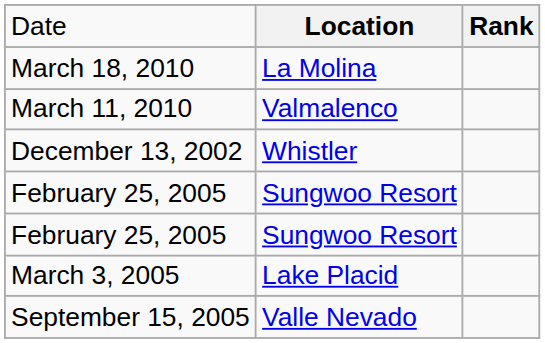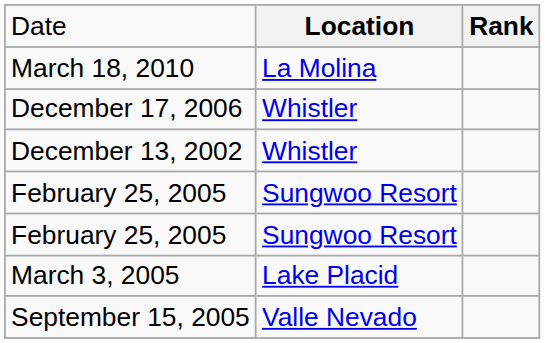- row: (102, 109)
+ row: (127, 109)
